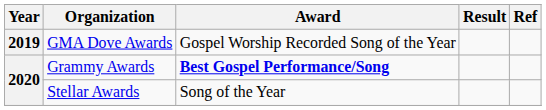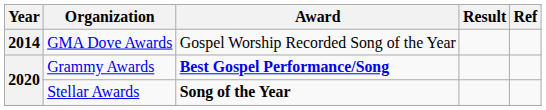(24, 42) 2019 -> (24, 42) 2014
(232, 92) normal -> (235, 92) bold
